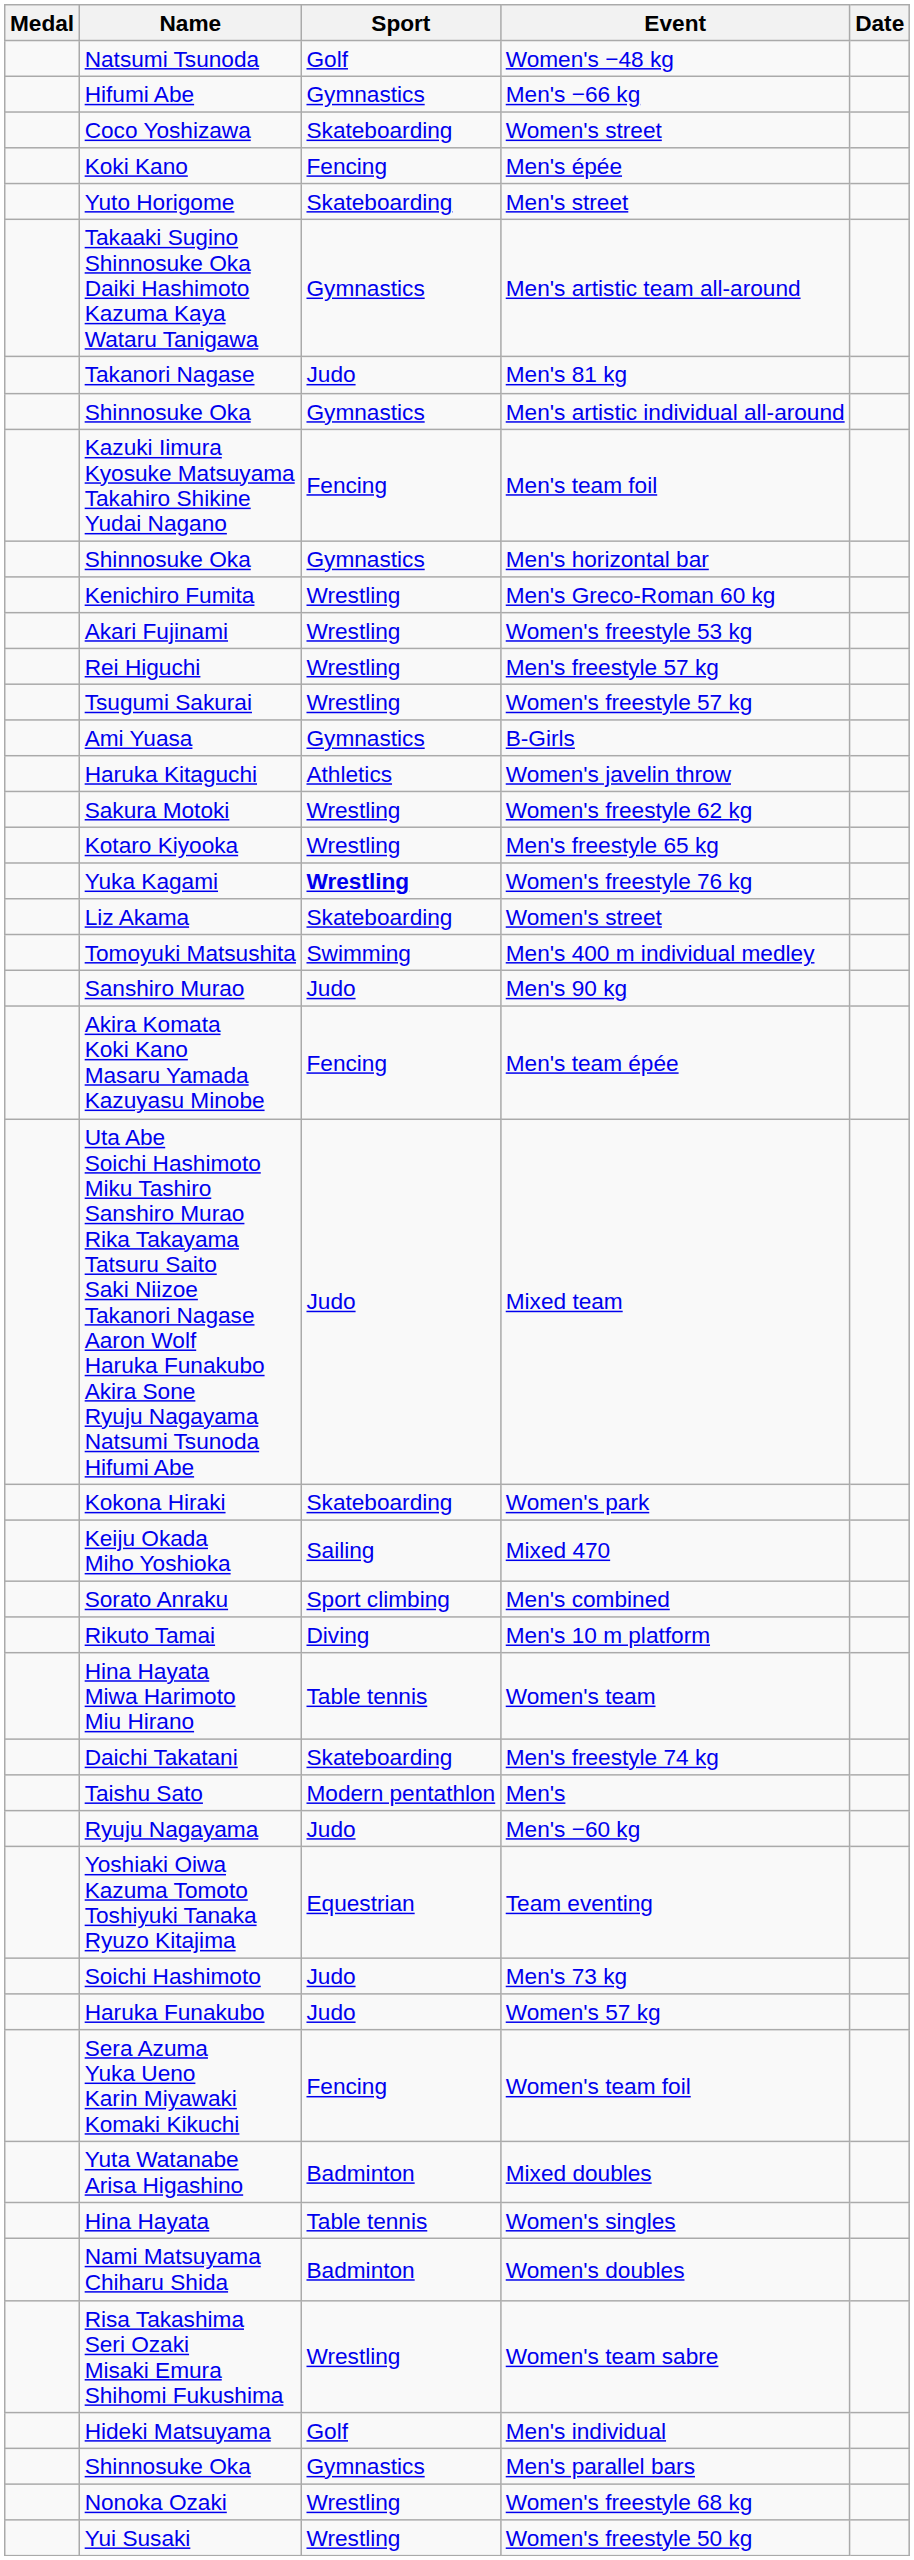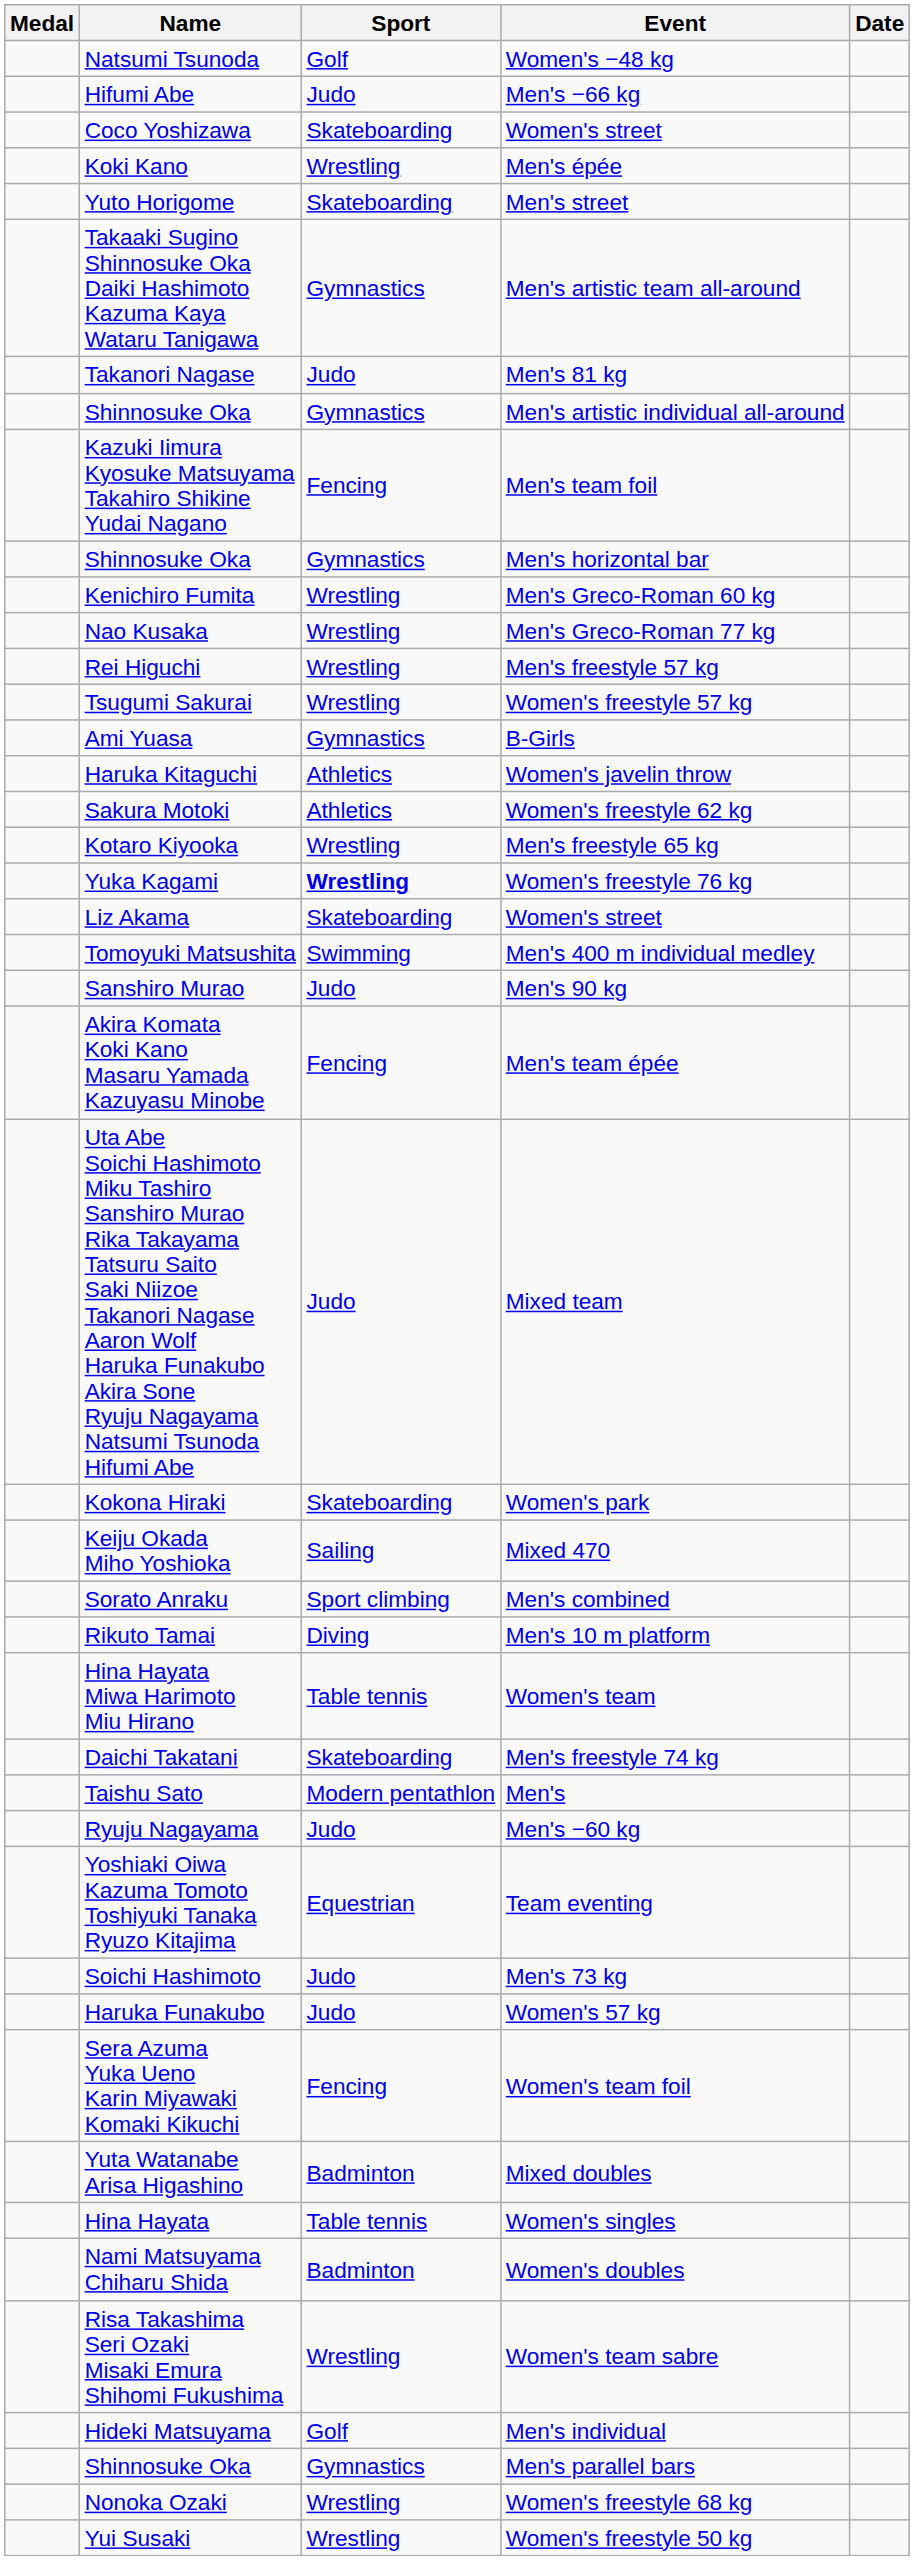(366, 95) Gymnastics -> (331, 95) Judo
(347, 166) Fencing -> (353, 166) Wrestling
+ row: (146, 630)
- row: (156, 630)
(353, 810) Wrestling -> (349, 810) Athletics
